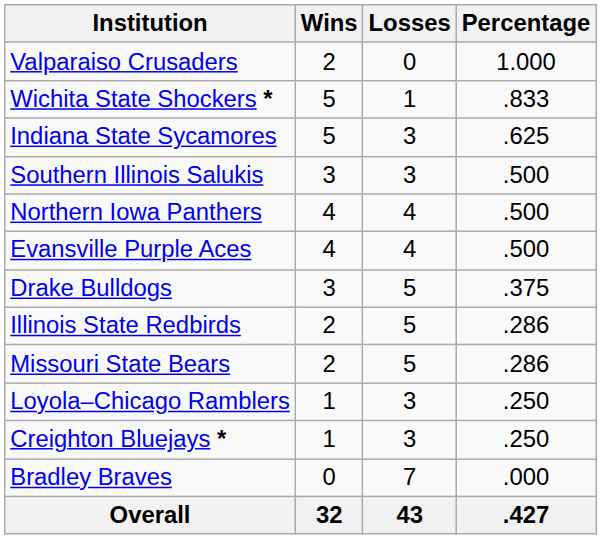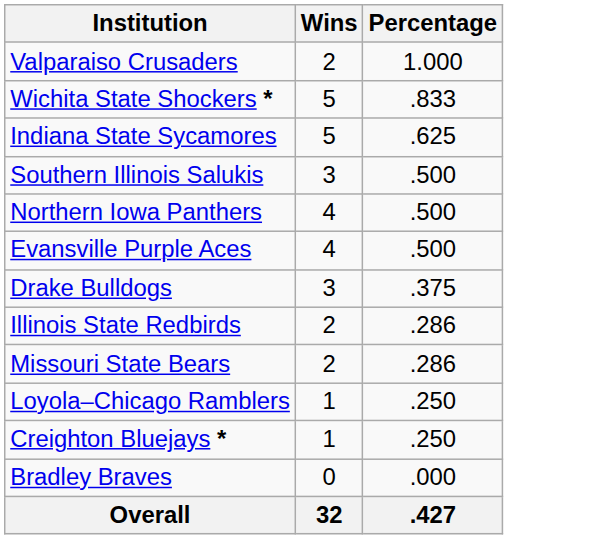- column: (410, 23)
